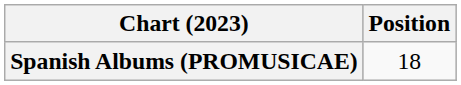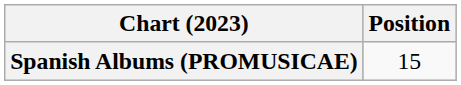(409, 60) 18 -> (409, 60) 15
